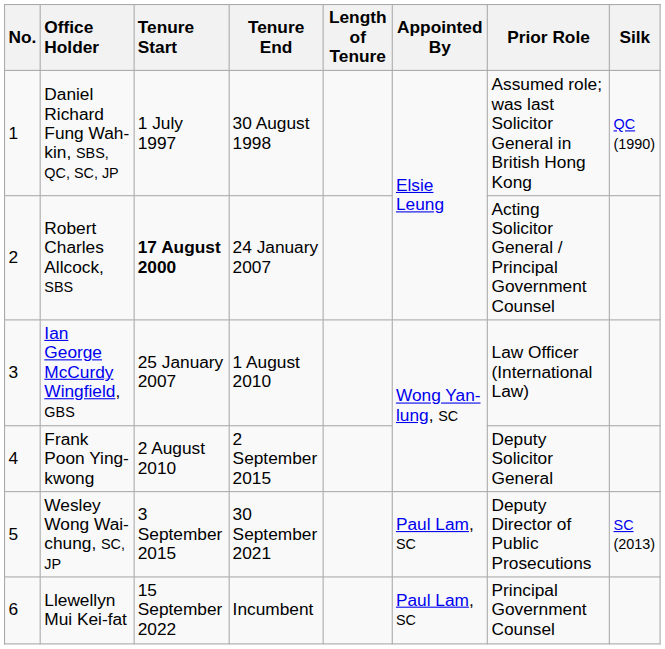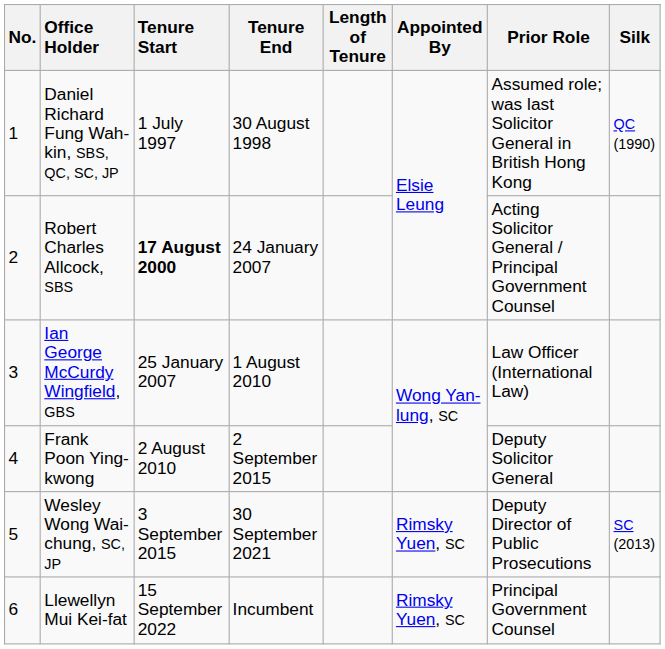(435, 534) Paul Lam, SC -> (430, 534) Rimsky Yuen, SC
(435, 610) Paul Lam, SC -> (430, 610) Rimsky Yuen, SC
